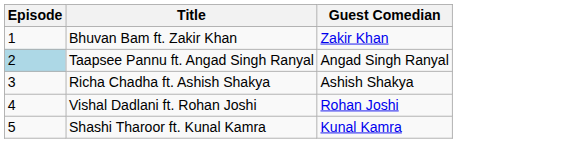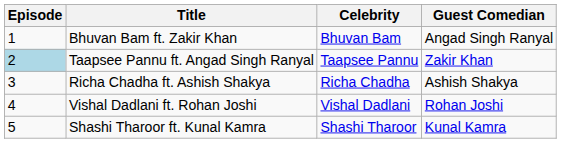+ column: (369, 15)
(355, 37) Zakir Khan -> (489, 37) Angad Singh Ranyal
(385, 60) Angad Singh Ranyal -> (459, 60) Zakir Khan
